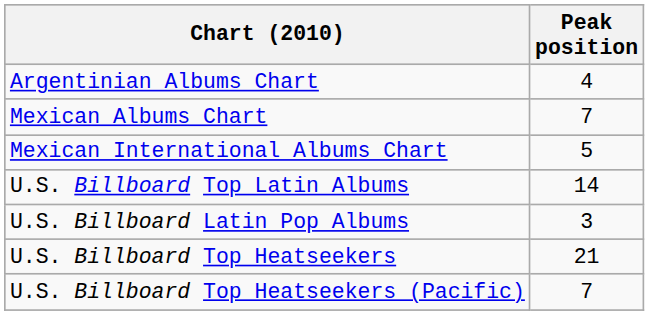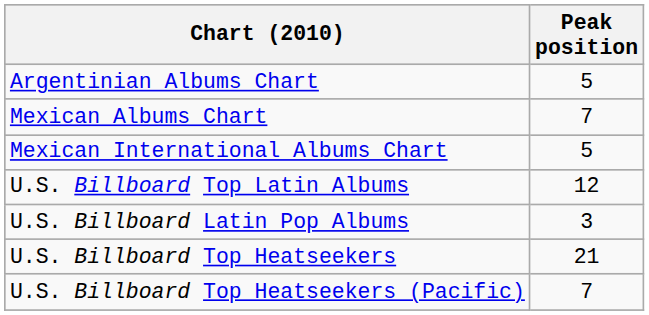(587, 82) 4 -> (587, 82) 5
(587, 187) 14 -> (587, 187) 12
